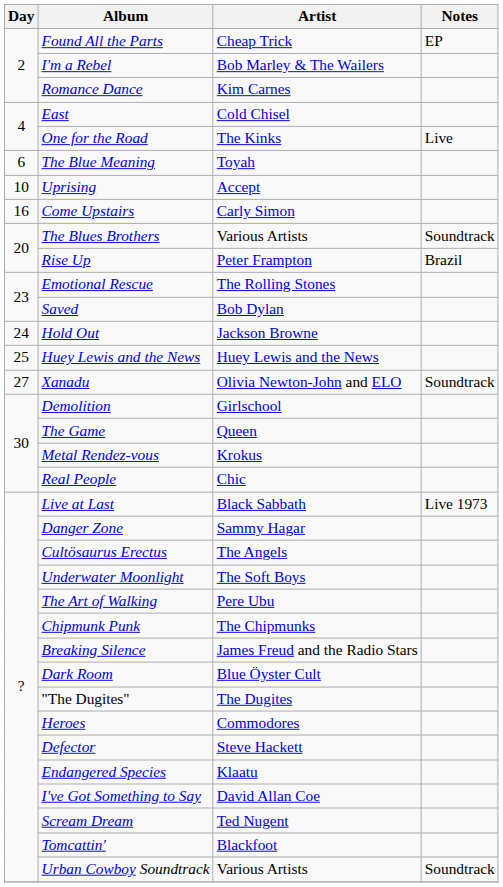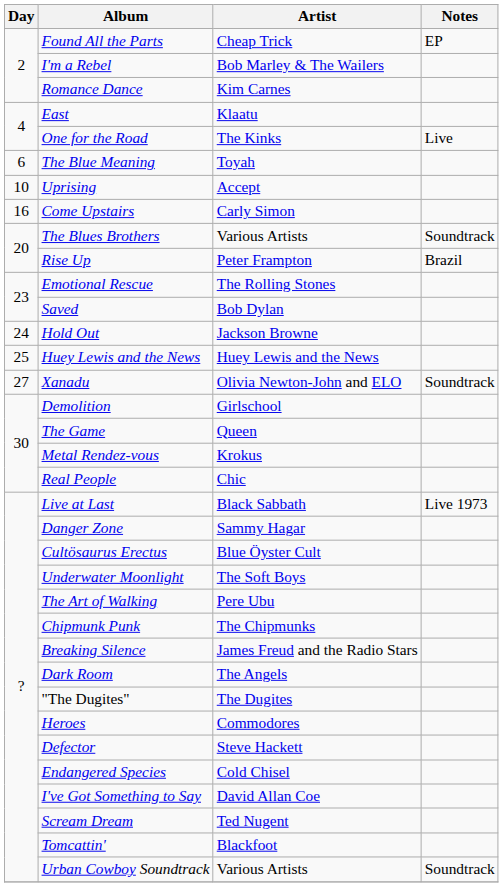(253, 114) Cold Chisel -> (237, 114) Klaatu
(252, 552) The Angels -> (269, 552) Blue Öyster Cult
(269, 674) Blue Öyster Cult -> (252, 674) The Angels
(237, 771) Klaatu -> (253, 771) Cold Chisel
